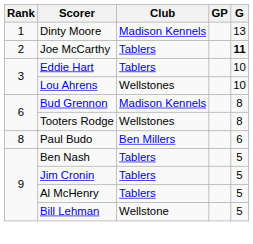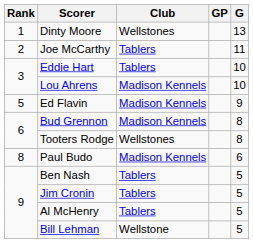(163, 31) Madison Kennels -> (147, 31) Wellstones
(239, 49) bold -> (239, 49) normal
(147, 85) Wellstones -> (163, 85) Madison Kennels
+ row: (64, 103)
(147, 139) Ben Millers -> (163, 157) Madison Kennels
